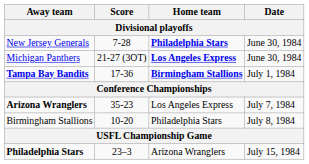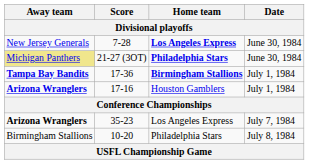(189, 43) Philadelphia Stars -> (194, 43) Los Angeles Express
(43, 58) no background -> (43, 58) khaki background
(194, 58) Los Angeles Express -> (189, 58) Philadelphia Stars
+ row: (122, 89)
- row: (122, 151)
